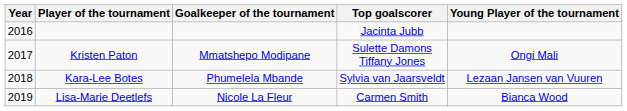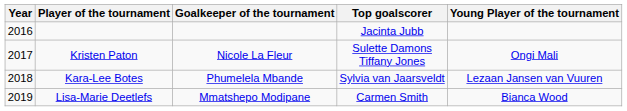(255, 55) Mmatshepo Modipane -> (255, 55) Nicole La Fleur
(255, 97) Nicole La Fleur -> (255, 97) Mmatshepo Modipane
